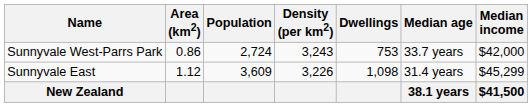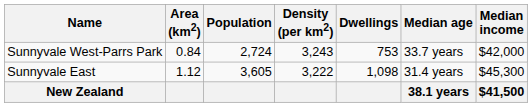(188, 52) 0.86 -> (188, 52) 0.84
(256, 72) 3,609 -> (256, 72) 3,605
(318, 72) 3,226 -> (318, 72) 3,222
(502, 72) $45,299 -> (502, 72) $45,300
